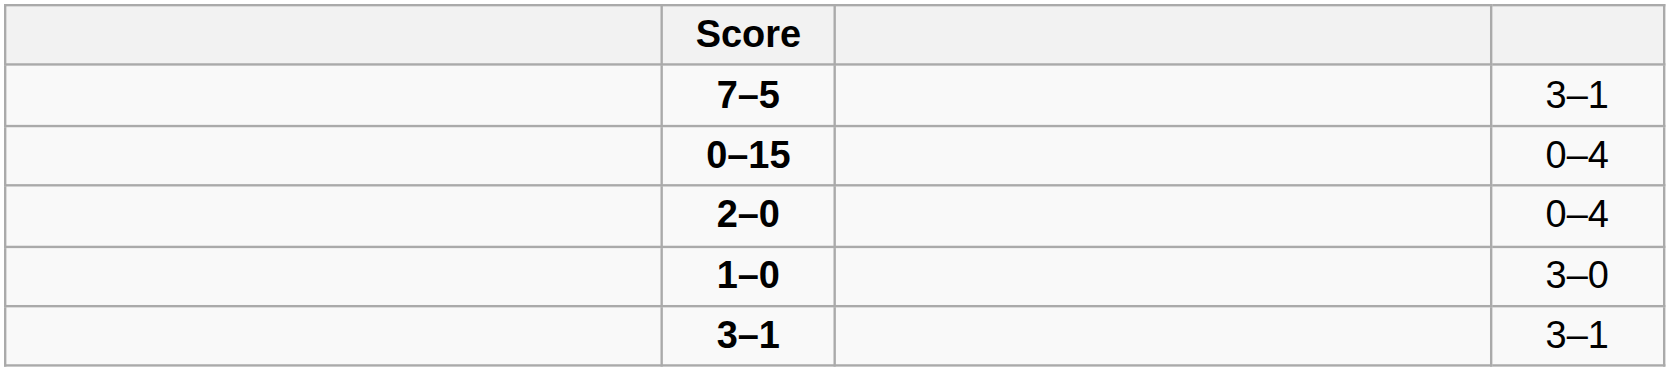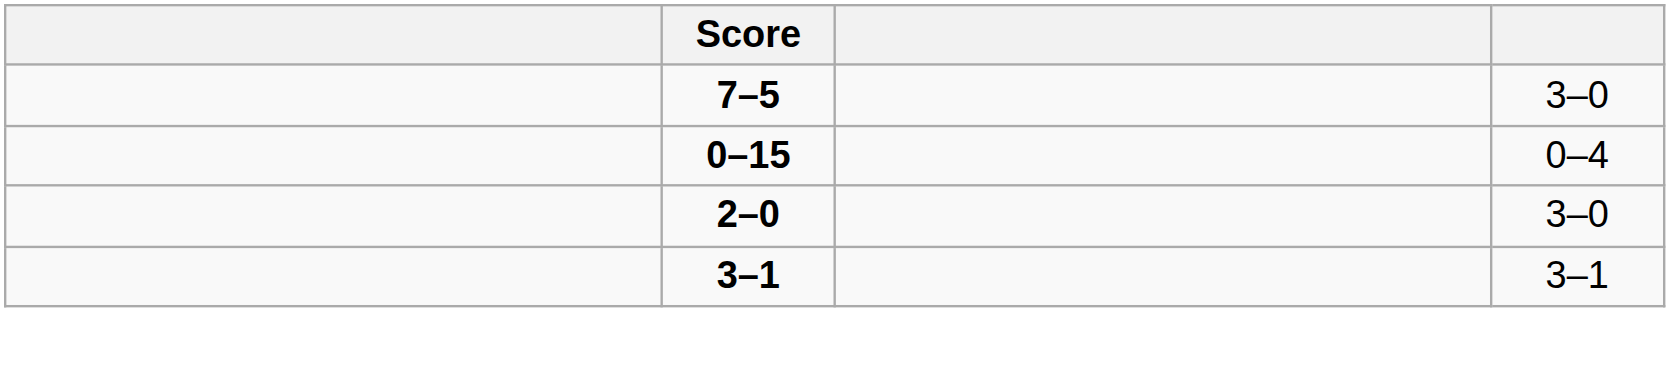(1577, 94) 3–1 -> (1577, 94) 3–0
(1577, 214) 0–4 -> (1577, 214) 3–0
- row: (748, 275)
